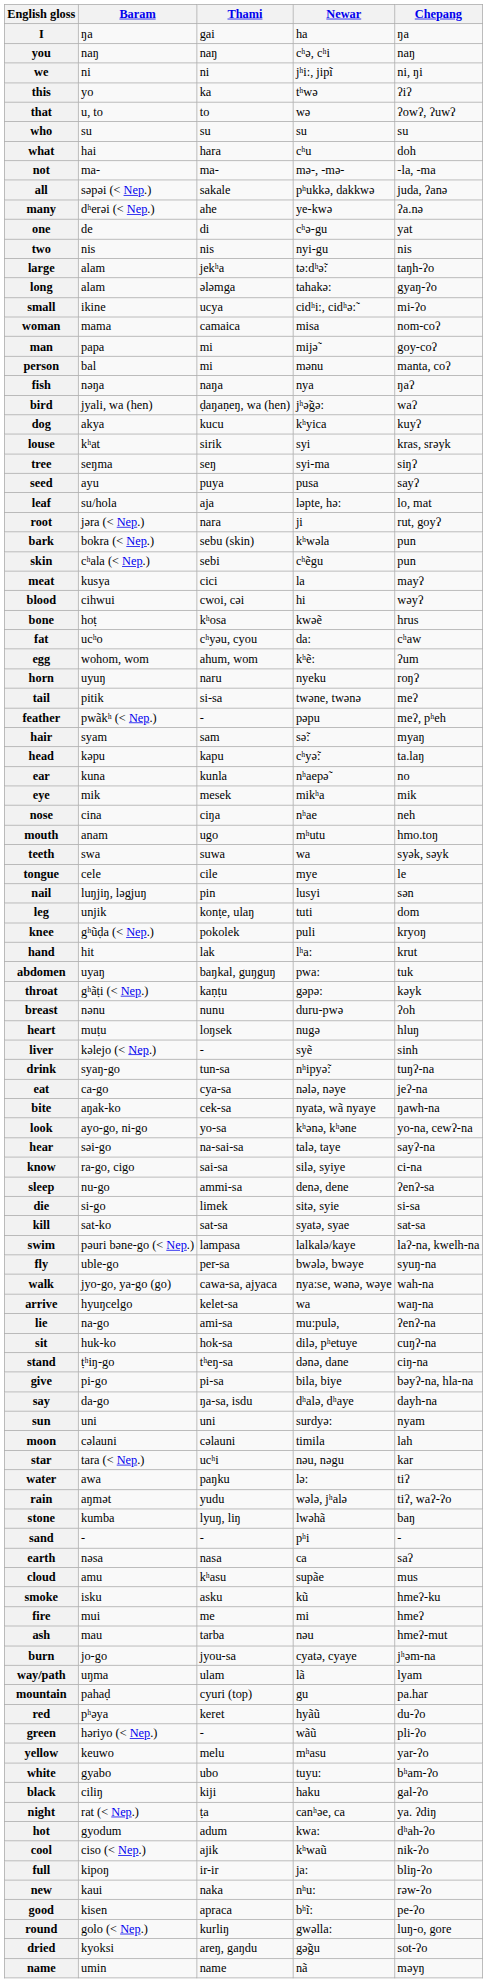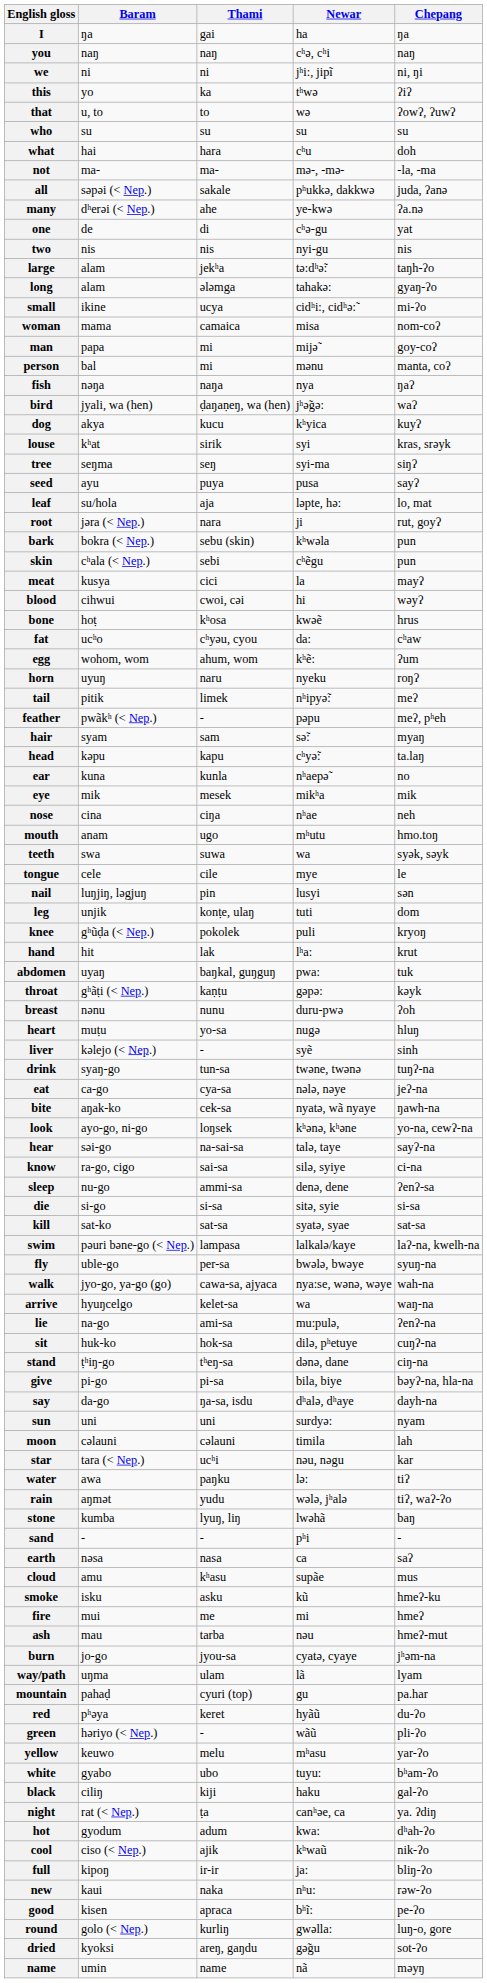(211, 698) si-sa -> (214, 698) limek
(328, 698) twəne, twənə -> (313, 698) nʰipyə̃:
(216, 1030) loŋsek -> (213, 1030) yo-sa
(313, 1069) nʰipyə̃: -> (328, 1069) twəne, twənə
(213, 1127) yo-sa -> (216, 1127) loŋsek
(214, 1206) limek -> (211, 1206) si-sa
